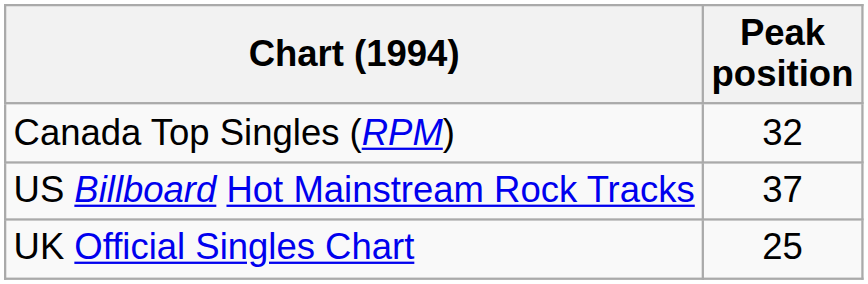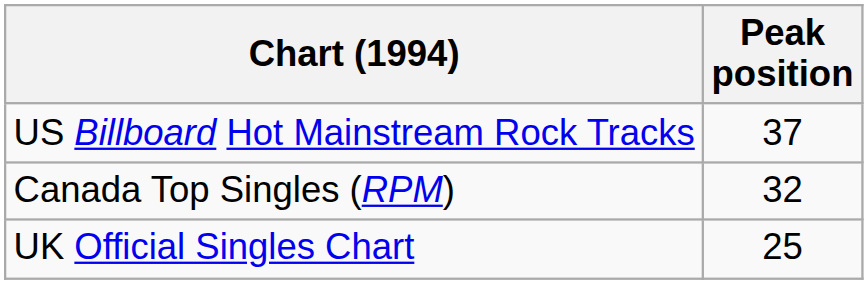rows swapped: (234, 132) <-> (354, 190)
